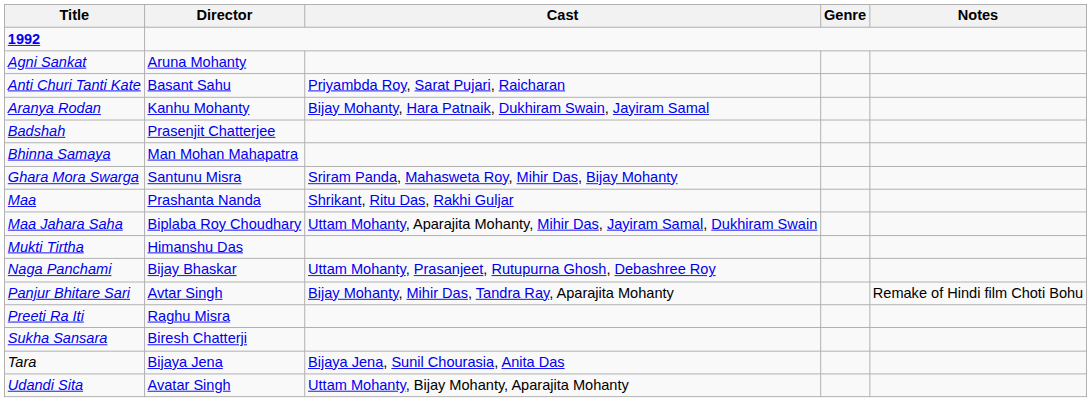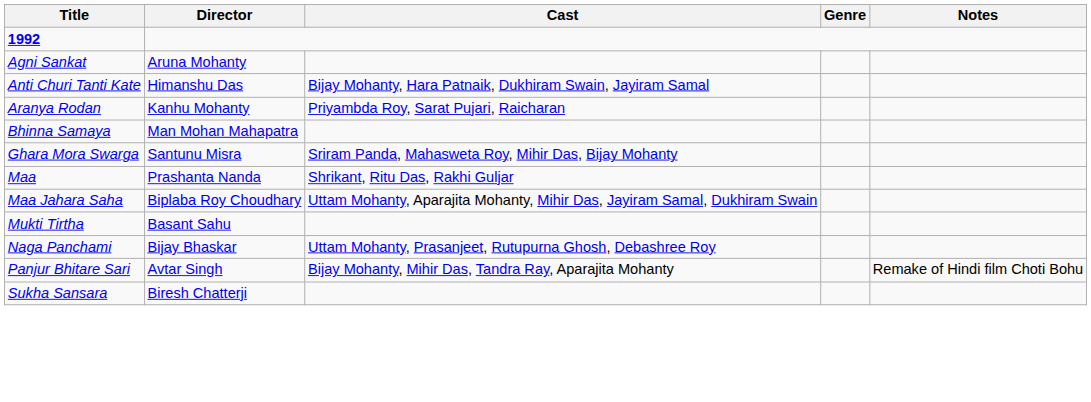(189, 85) Basant Sahu -> (195, 85) Himanshu Das
(437, 85) Priyambda Roy, Sarat Pujari, Raicharan -> (509, 85) Bijay Mohanty, Hara Patnaik, Dukhiram Swain, Jayiram Samal
(509, 108) Bijay Mohanty, Hara Patnaik, Dukhiram Swain, Jayiram Samal -> (437, 108) Priyambda Roy, Sarat Pujari, Raicharan
- row: (37, 131)
(195, 246) Himanshu Das -> (189, 223) Basant Sahu
- row: (46, 316)
- row: (22, 362)
- row: (45, 385)
